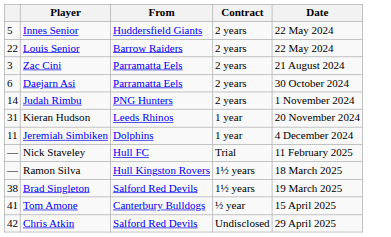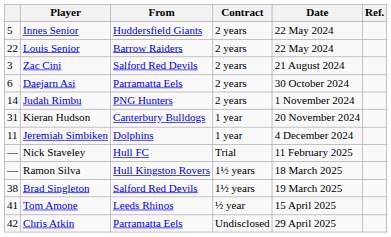+ column: (375, 13)
(148, 65) Parramatta Eels -> (155, 65) Salford Red Devils
(143, 118) Leeds Rhinos -> (159, 118) Canterbury Bulldogs
(159, 205) Canterbury Bulldogs -> (143, 205) Leeds Rhinos
(155, 223) Salford Red Devils -> (148, 223) Parramatta Eels
